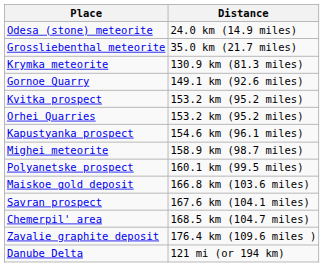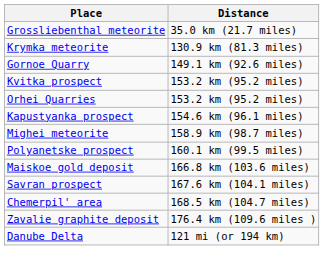- row: (80, 30)
